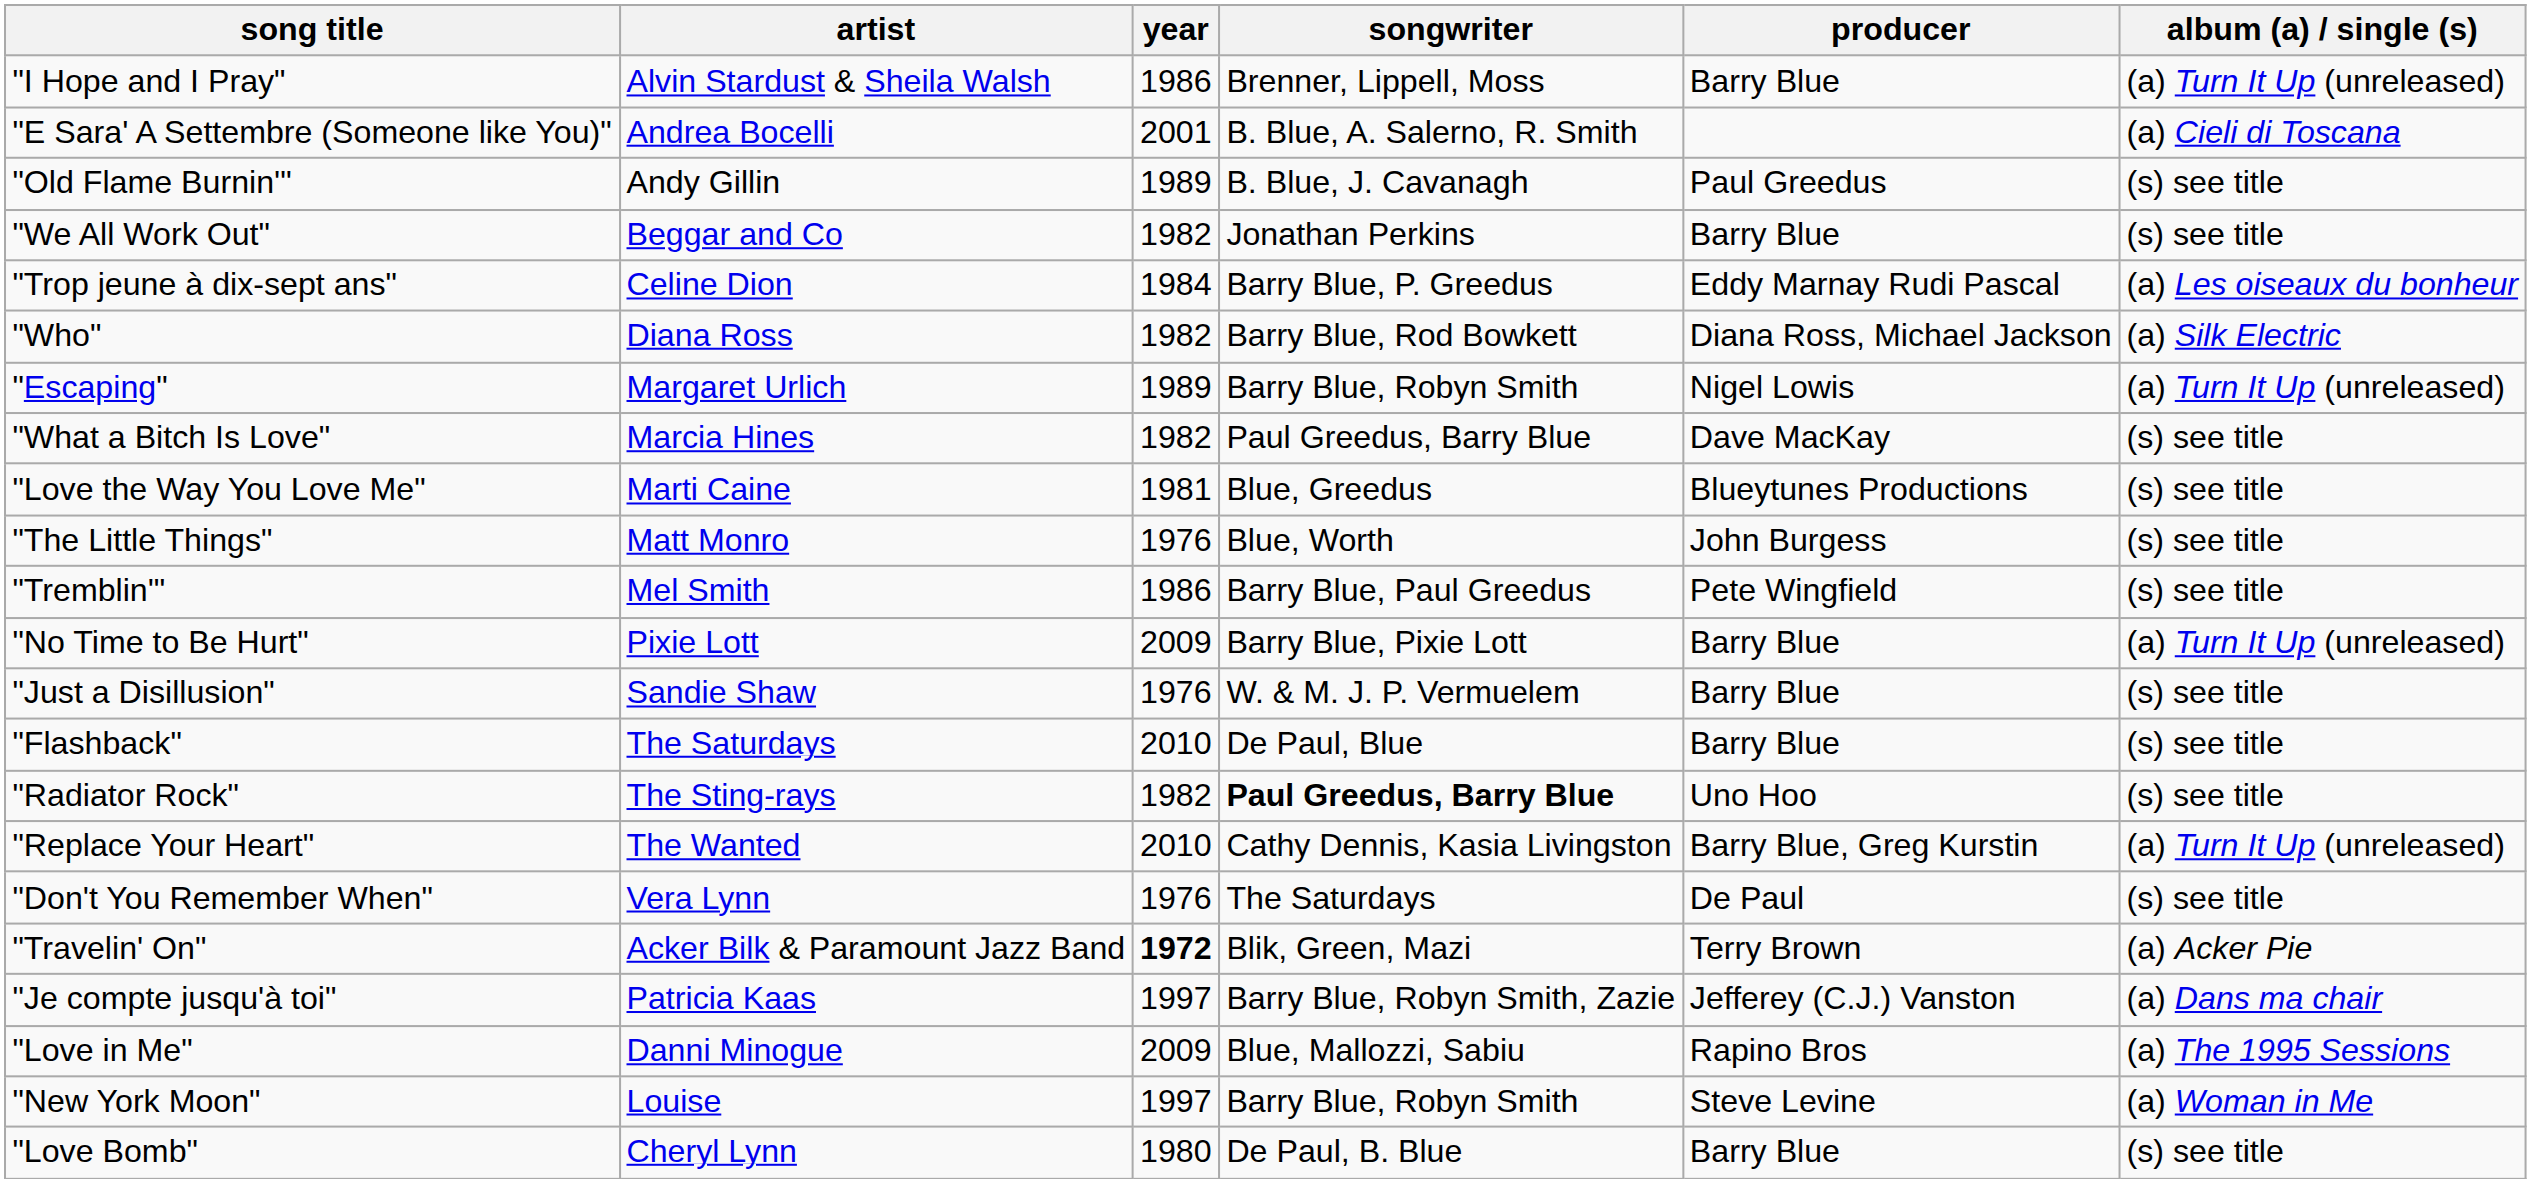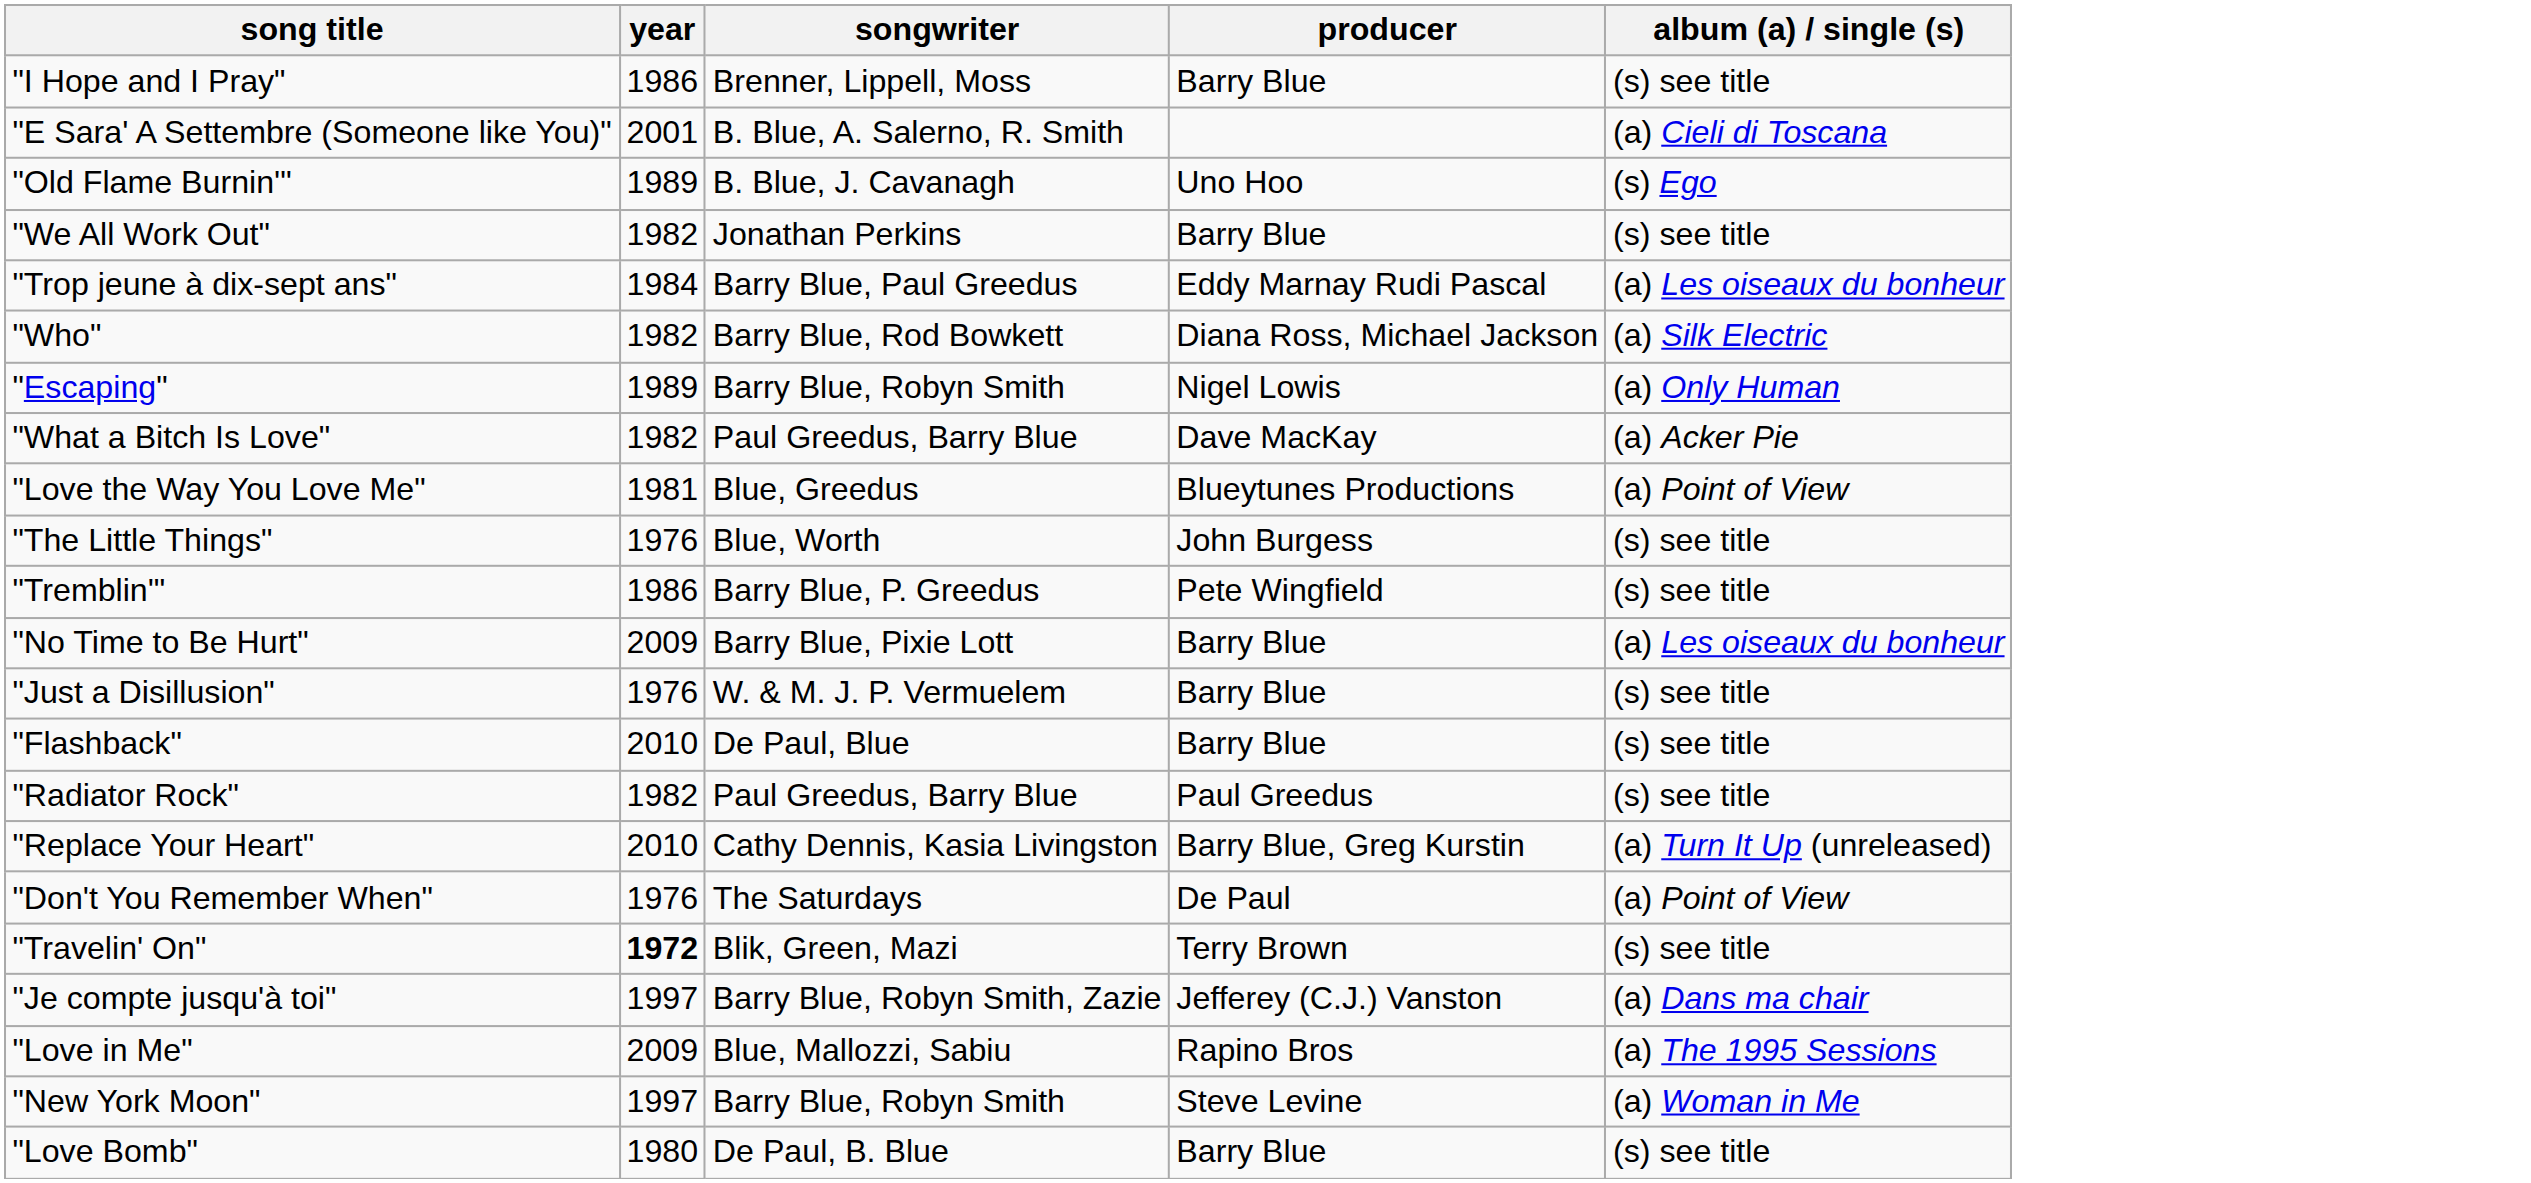- column: (876, 30)
(2316, 81) (a) Turn It Up (unreleased) -> (1692, 81) (s) see title
(1788, 183) Paul Greedus -> (1240, 183) Uno Hoo
(2205, 183) (s) see title -> (1665, 183) (s) Ego
(1390, 285) Barry Blue, P. Greedus -> (895, 285) Barry Blue, Paul Greedus
(2316, 387) (a) Turn It Up (unreleased) -> (1726, 387) (a) Only Human
(2205, 438) (s) see title -> (1706, 438) (a) Acker Pie
(2205, 489) (s) see title -> (1731, 489) (a) Point of View
(1409, 591) Barry Blue, Paul Greedus -> (876, 591) Barry Blue, P. Greedus
(2316, 642) (a) Turn It Up (unreleased) -> (1809, 642) (a) Les oiseaux du bonheur
(1420, 795) bold -> (895, 795) normal
(1753, 795) Uno Hoo -> (1275, 795) Paul Greedus
(2205, 897) (s) see title -> (1731, 897) (a) Point of View
(2219, 948) (a) Acker Pie -> (1692, 948) (s) see title
